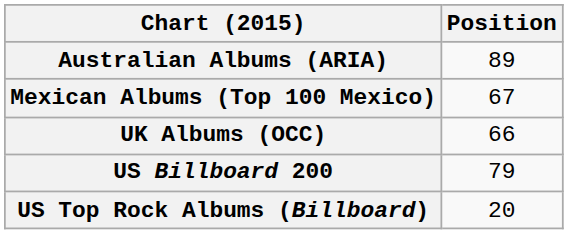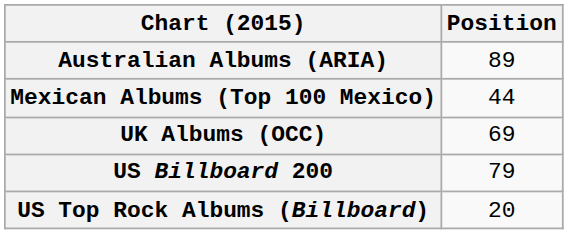(502, 98) 67 -> (502, 98) 44
(502, 135) 66 -> (502, 135) 69
